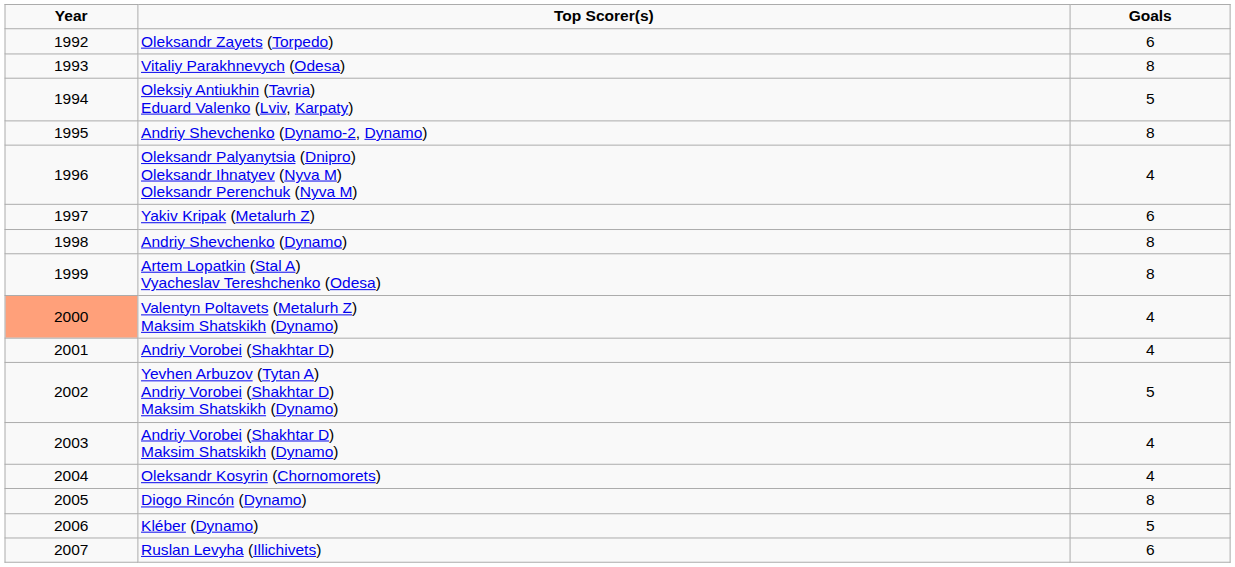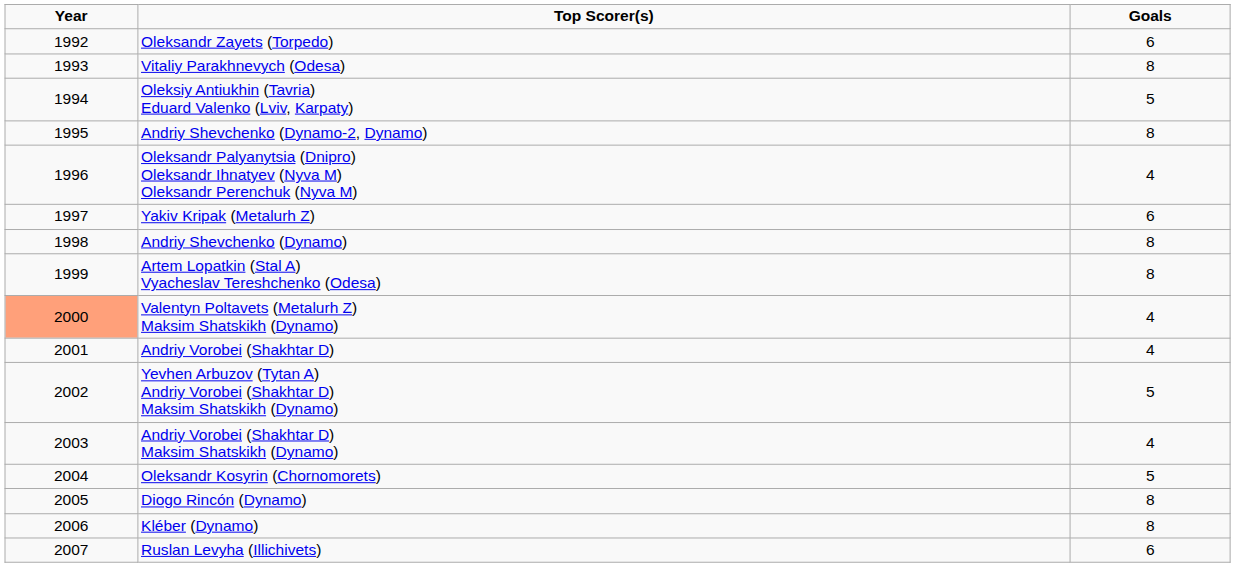(1150, 476) 4 -> (1150, 476) 5
(1150, 525) 5 -> (1150, 525) 8
